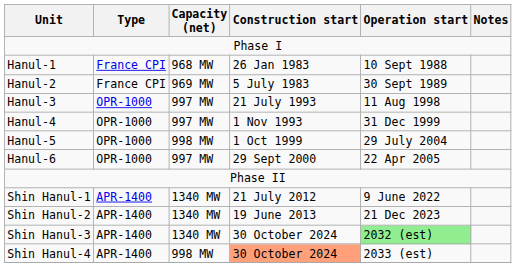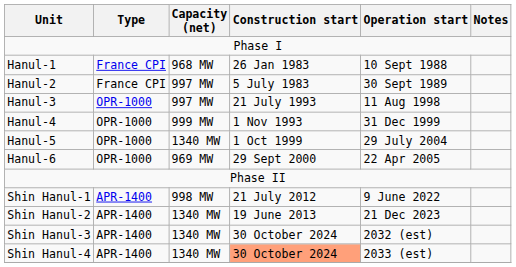(192, 84) 969 MW -> (192, 84) 997 MW
(192, 122) 997 MW -> (192, 122) 999 MW
(192, 140) 998 MW -> (196, 140) 1340 MW
(192, 159) 997 MW -> (192, 159) 969 MW
(196, 197) 1340 MW -> (192, 197) 998 MW
(398, 235) lightgreen background -> (398, 235) no background
(192, 254) 998 MW -> (196, 254) 1340 MW
